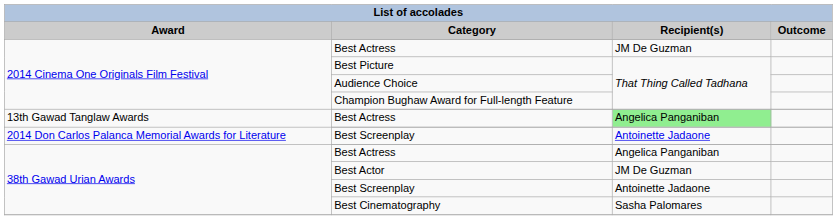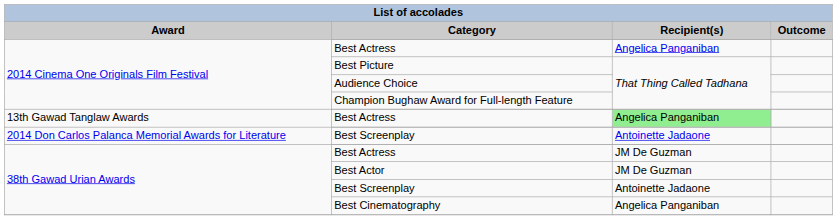(653, 48) JM De Guzman -> (667, 48) Angelica Panganiban
(667, 153) Angelica Panganiban -> (653, 153) JM De Guzman
(658, 205) Sasha Palomares -> (667, 205) Angelica Panganiban
